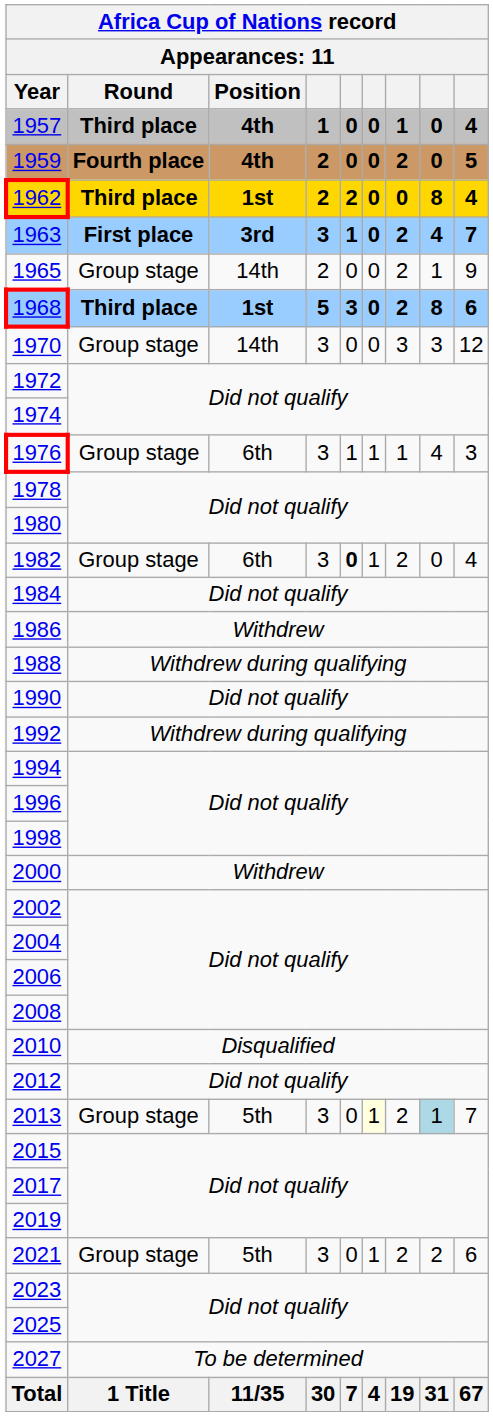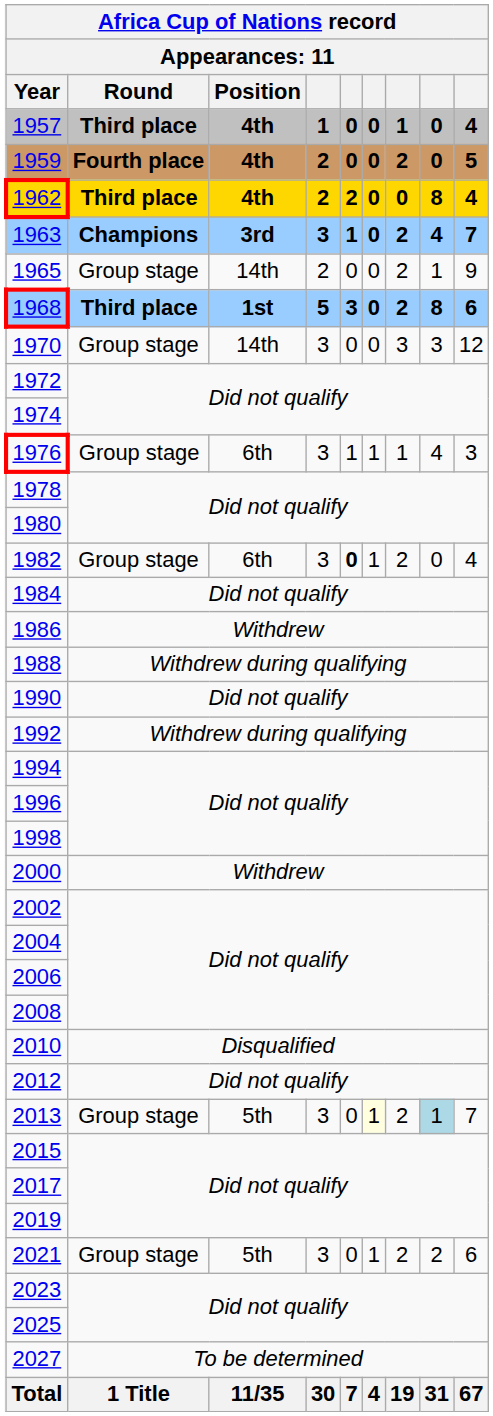(258, 198) 1st -> (258, 198) 4th
(138, 235) First place -> (138, 235) Champions
